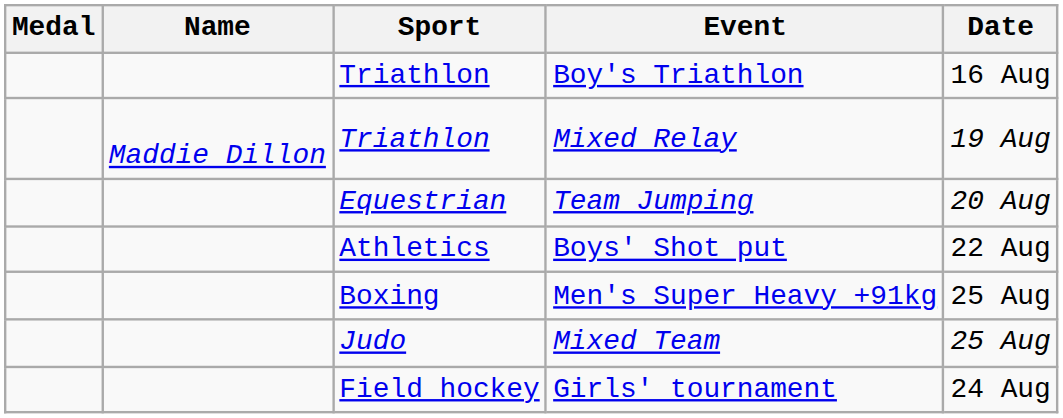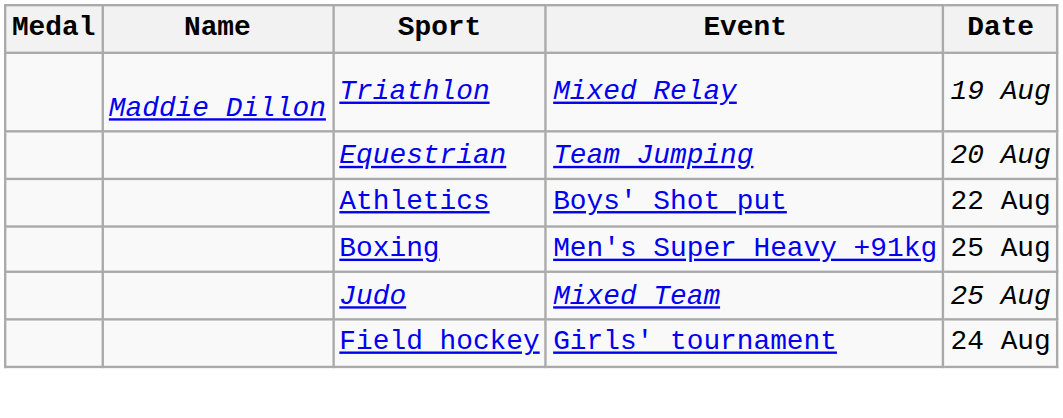- row: (678, 75)
